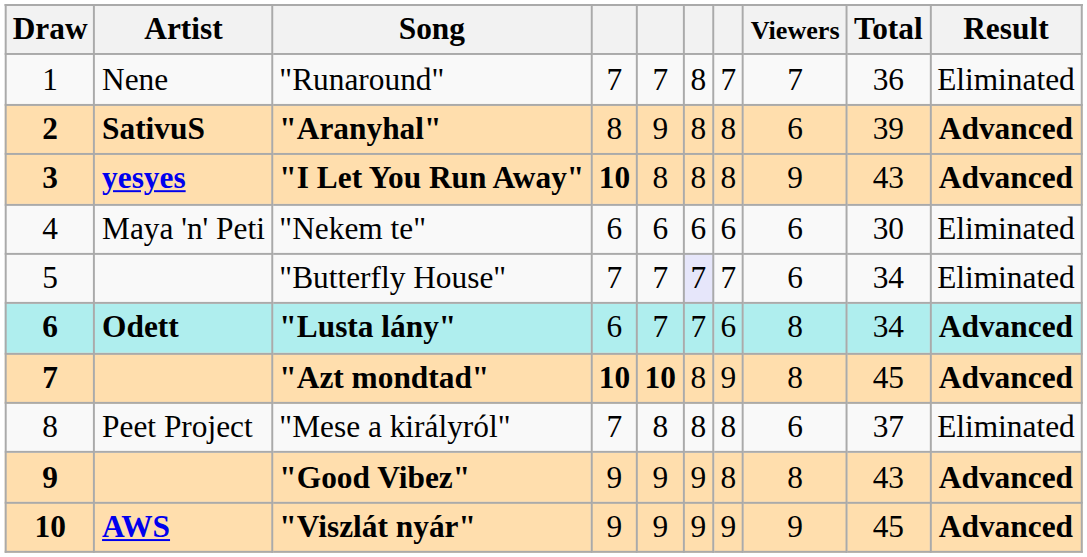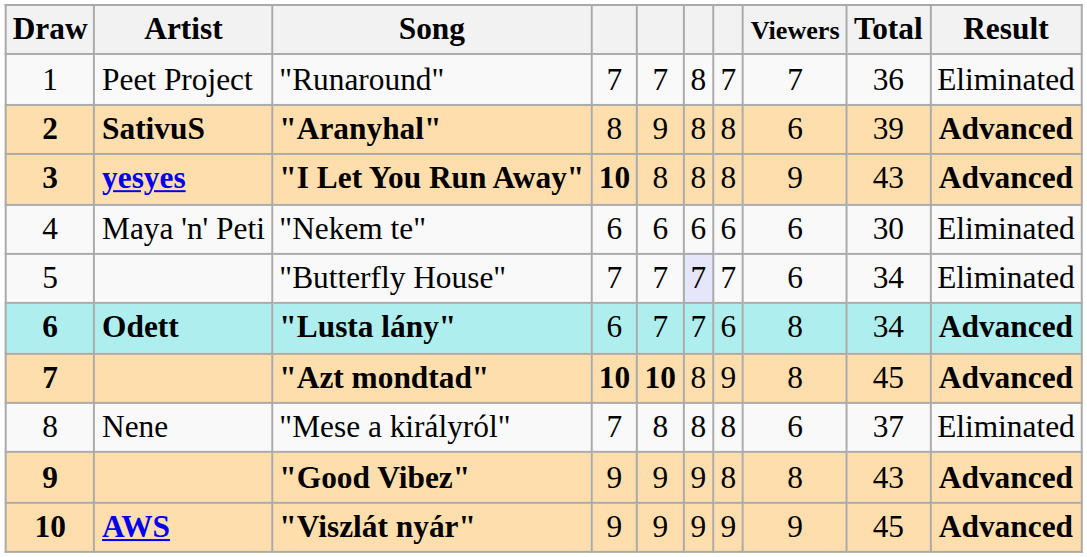(135, 79) Nene -> (177, 79) Peet Project
(177, 427) Peet Project -> (135, 427) Nene
